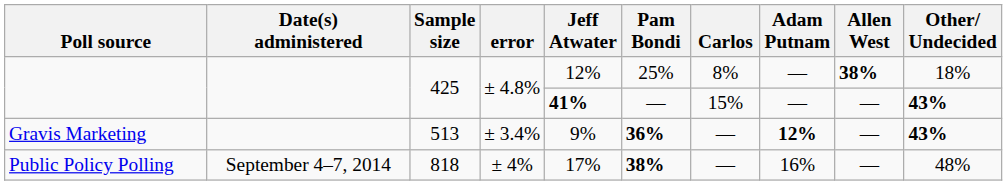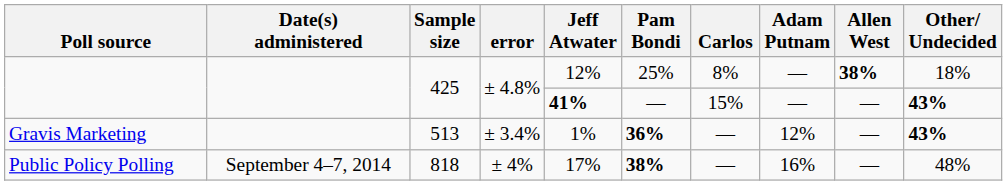(583, 133) 9% -> (583, 133) 1%
(797, 133) bold -> (797, 133) normal
